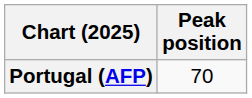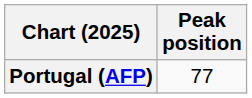(202, 76) 70 -> (202, 76) 77
